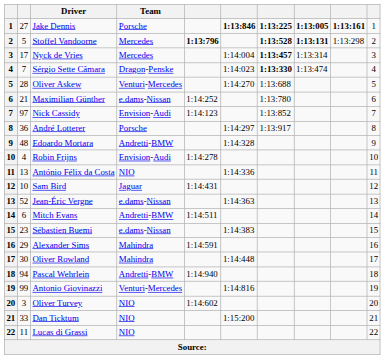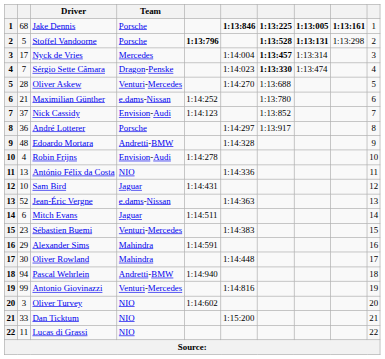(24, 25) 27 -> (24, 25) 68
(136, 40) Mercedes -> (133, 40) Porsche
(24, 113) 97 -> (24, 113) 37
(146, 215) Andretti-BMW -> (130, 215) Jaguar
(145, 230) e.dams-Nissan -> (151, 230) Venturi-Mercedes
